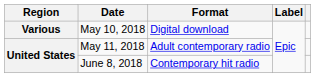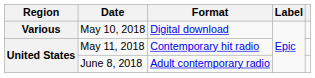(210, 47) Adult contemporary radio -> (205, 47) Contemporary hit radio
(205, 64) Contemporary hit radio -> (210, 64) Adult contemporary radio
